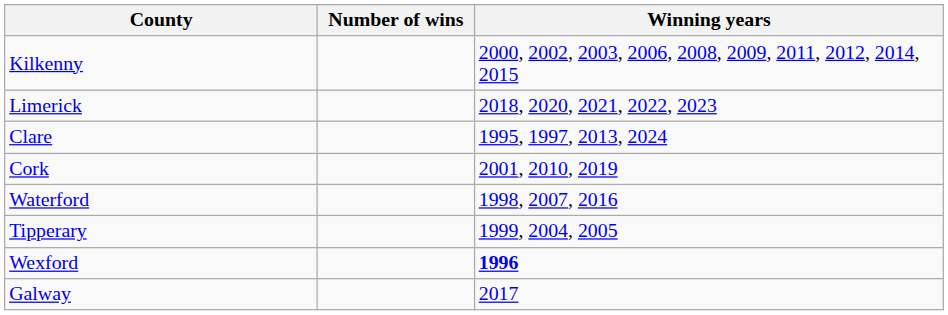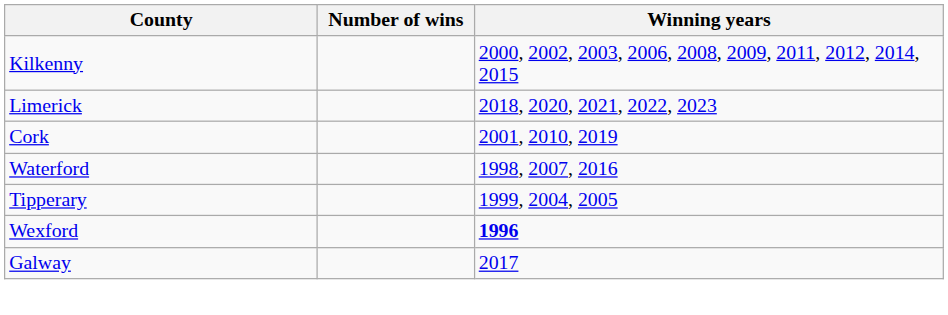- row: (31, 136)
